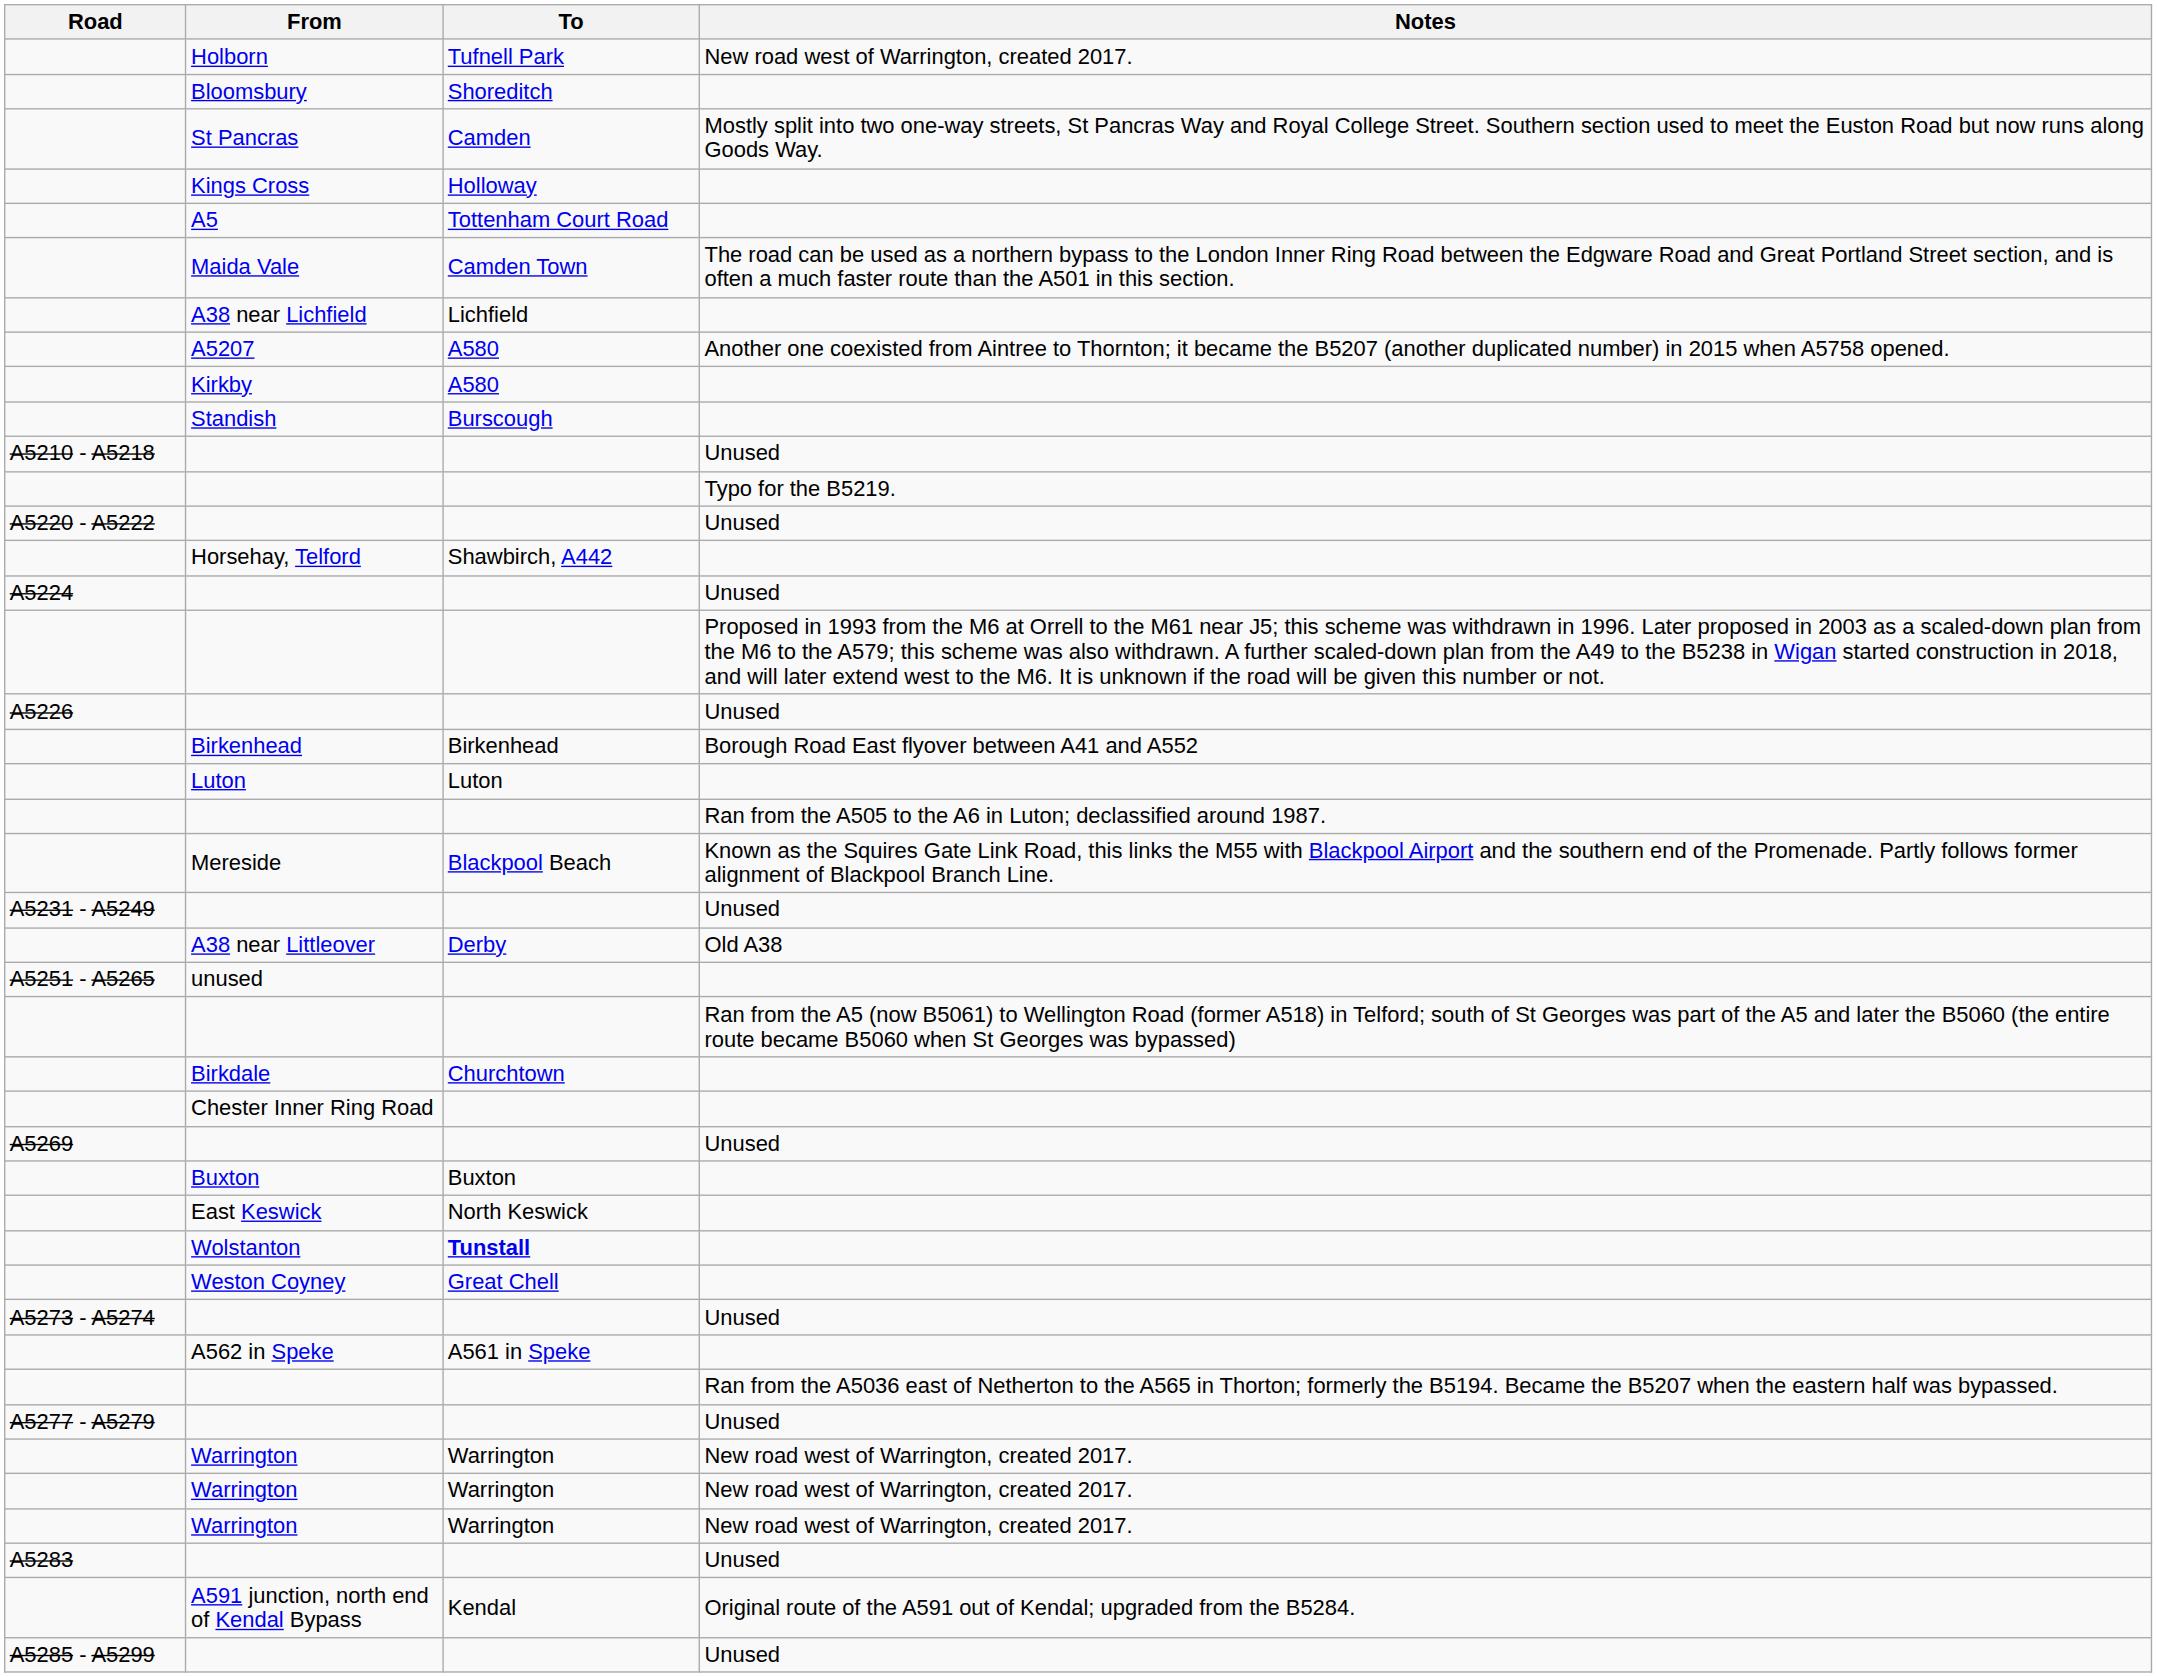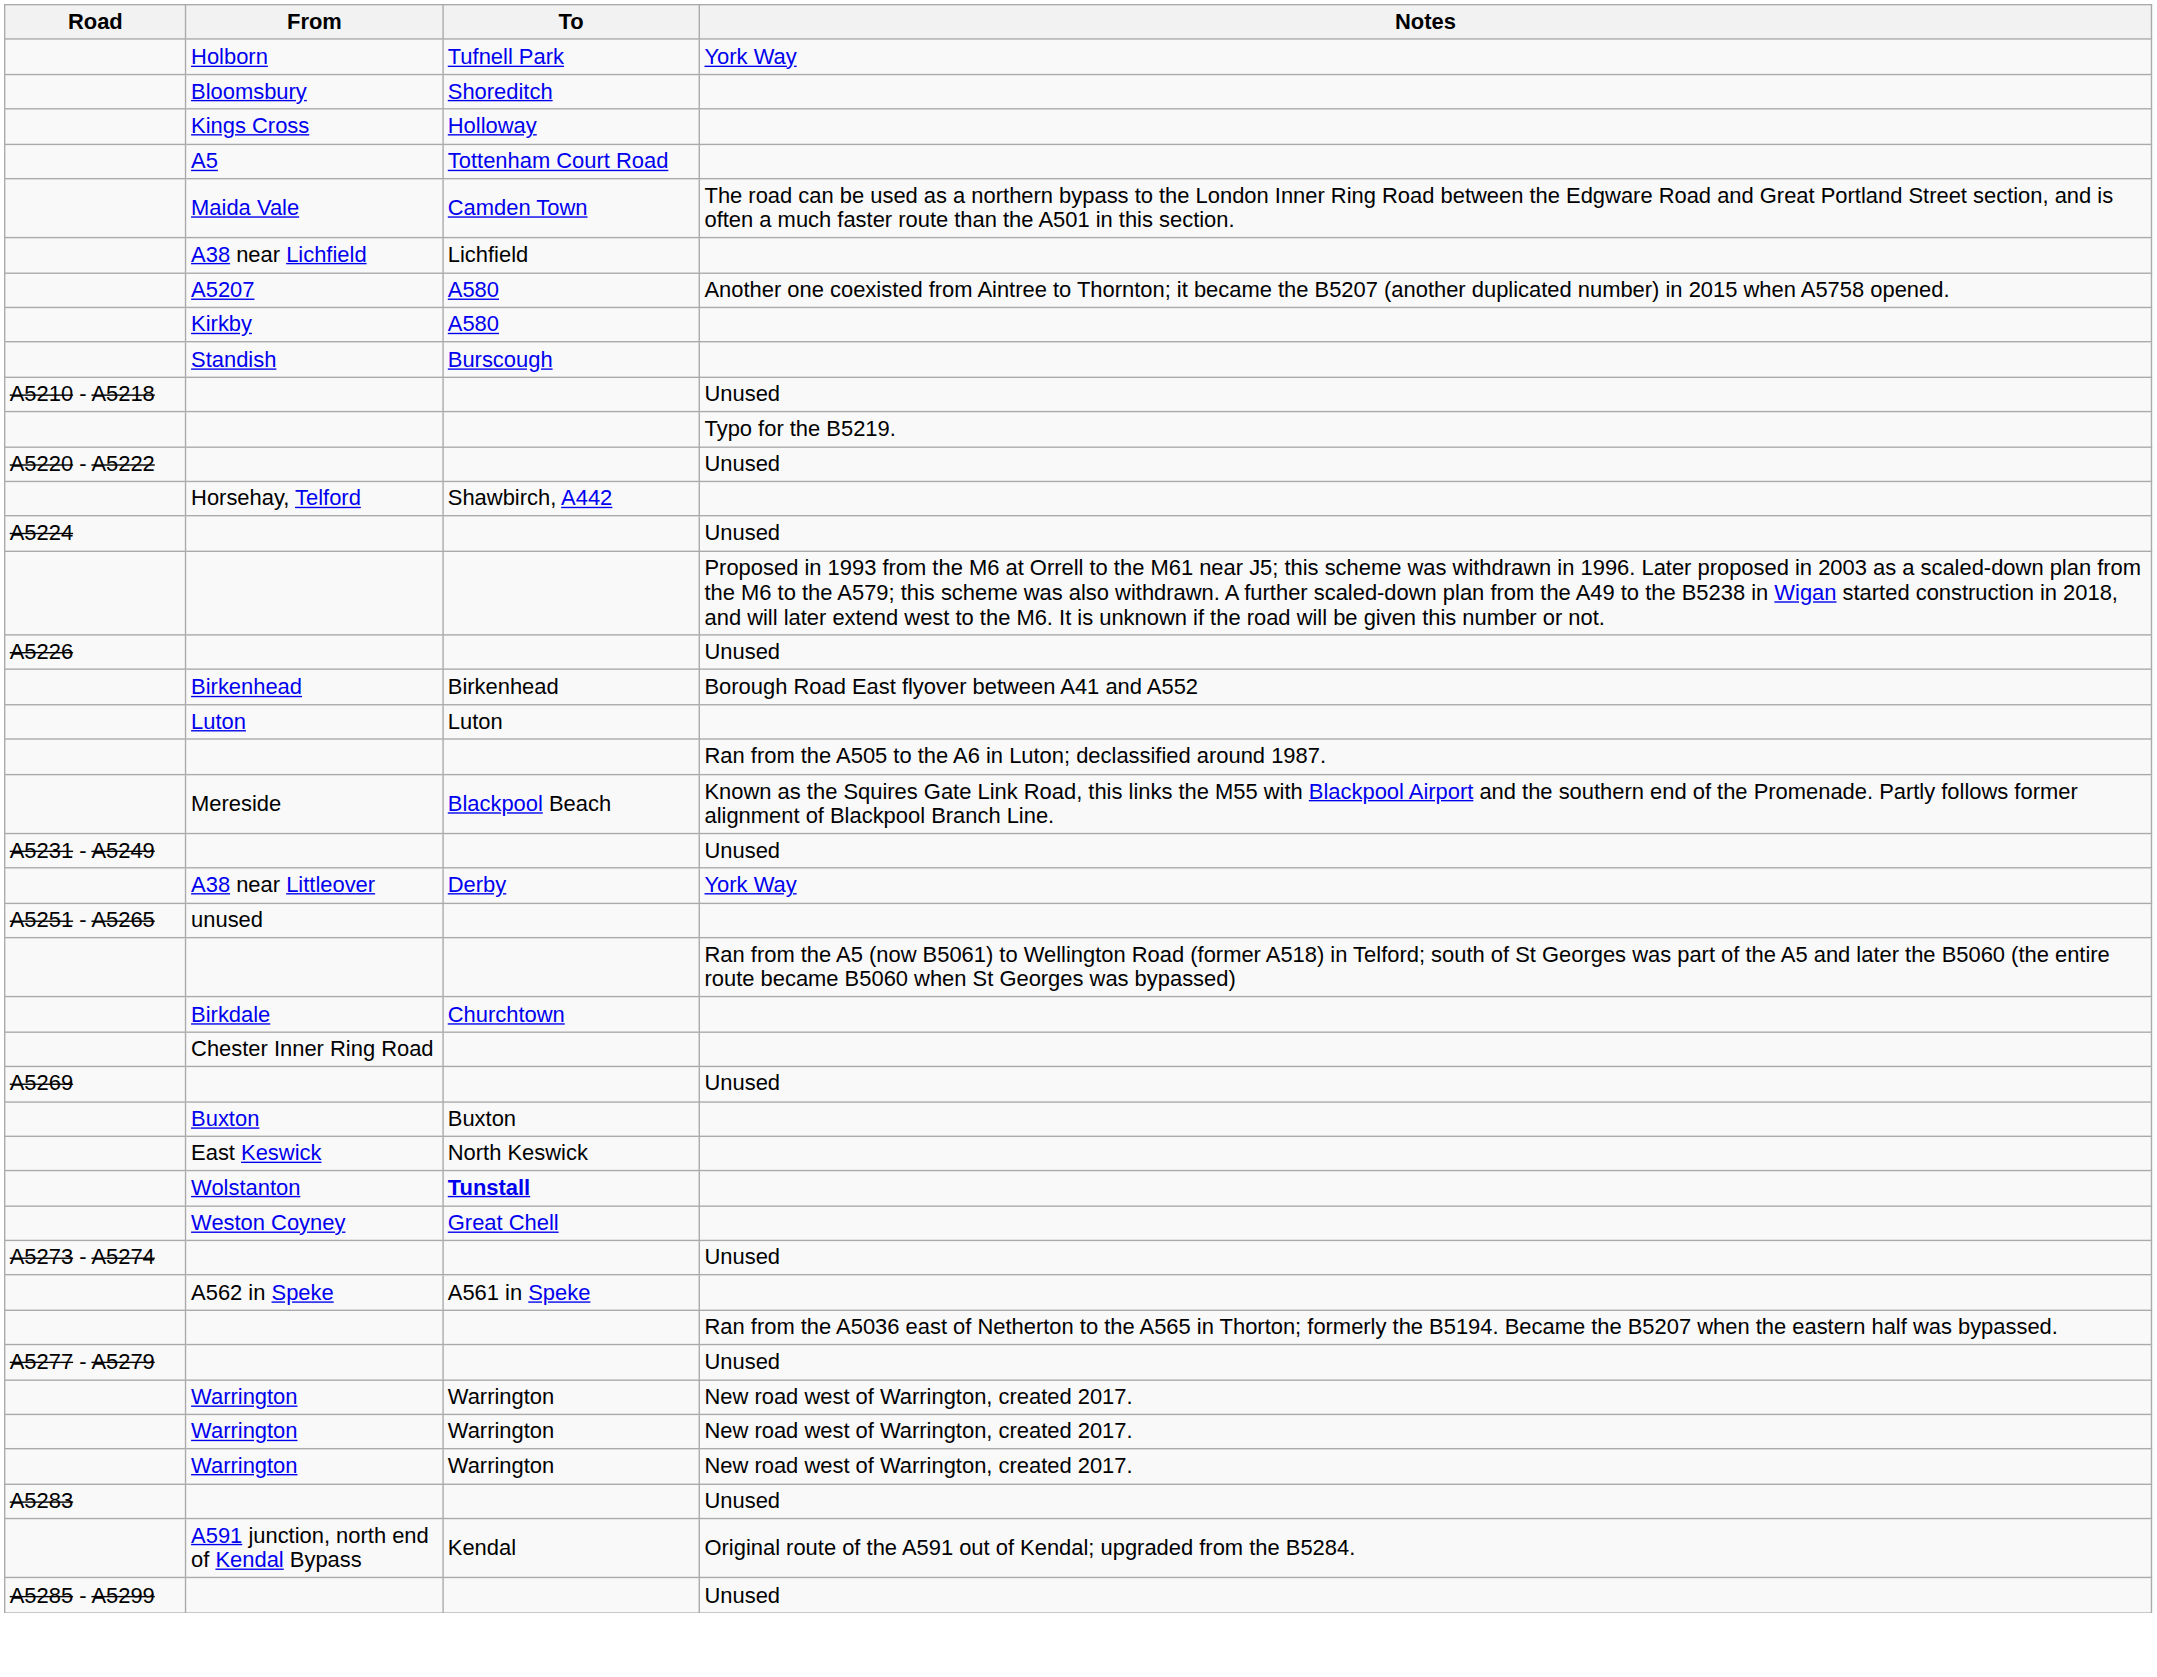(919, 56) New road west of Warrington, created 2017. -> (751, 56) York Way
- row: (95, 139)
(744, 944) Old A38 -> (751, 885) York Way
